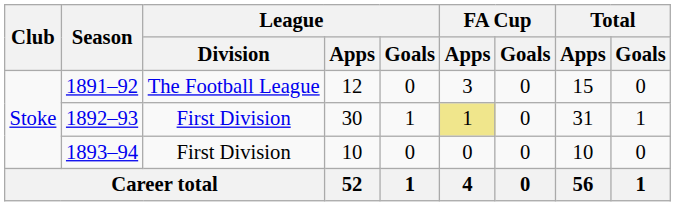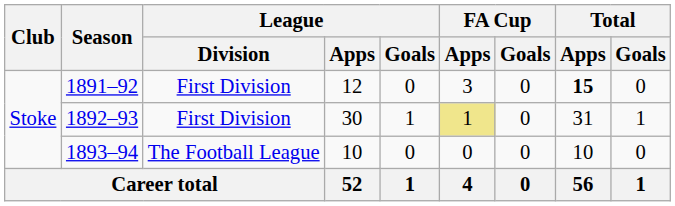(234, 86) The Football League -> (234, 86) First Division
(583, 86) normal -> (583, 86) bold
(234, 151) First Division -> (234, 151) The Football League
